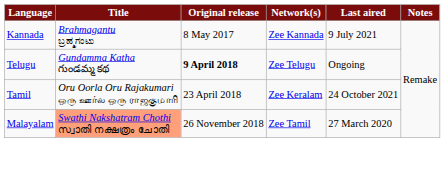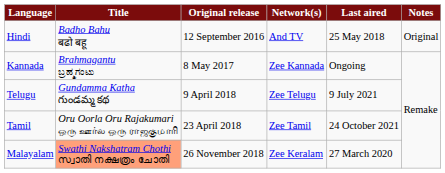+ row: (19, 36)
(353, 35) 9 July 2021 -> (347, 65) Ongoing
(210, 64) bold -> (210, 95) normal
(347, 64) Ongoing -> (353, 95) 9 July 2021
(295, 94) Zee Keralam -> (290, 125) Zee Tamil
(289, 123) Zee Tamil -> (296, 154) Zee Keralam
